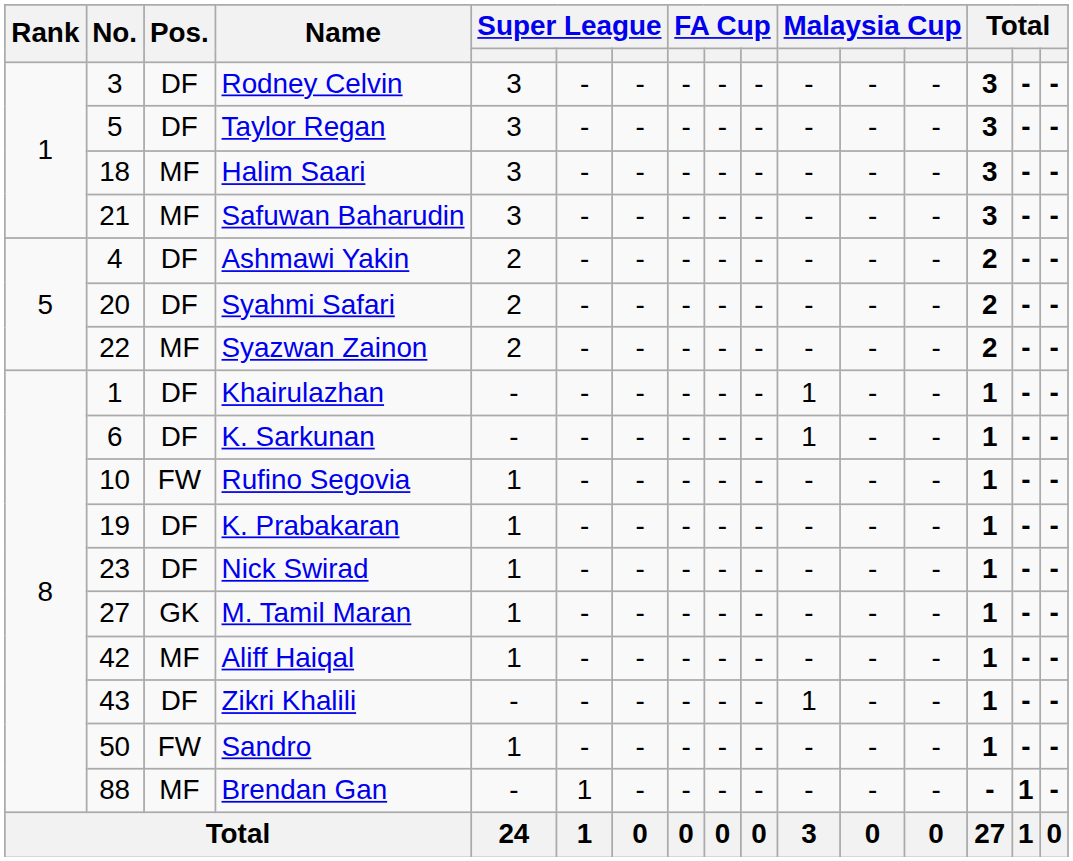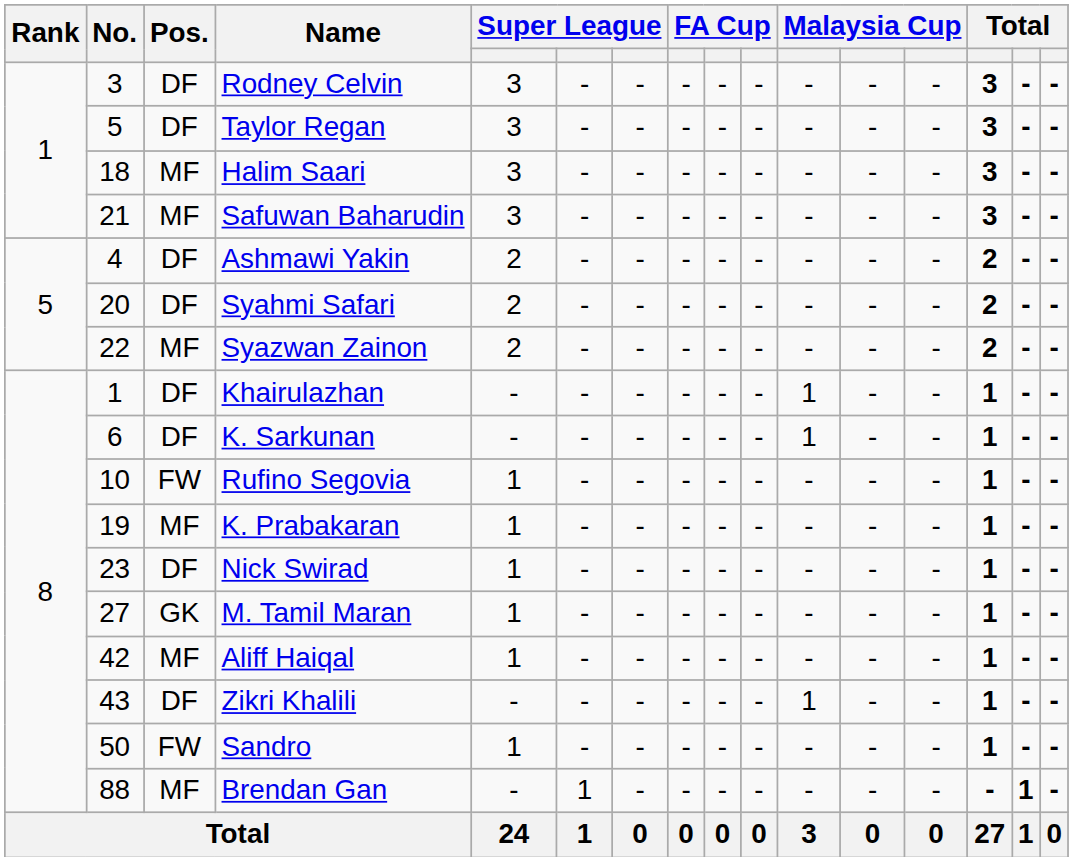(179, 525) DF -> (179, 525) MF
